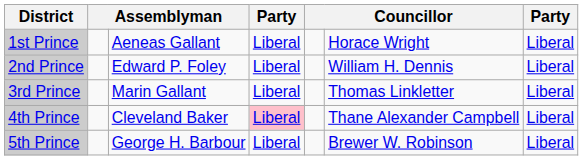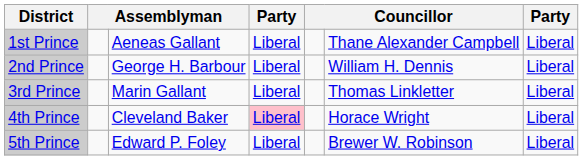(379, 42) Horace Wright -> (424, 42) Thane Alexander Campbell
(169, 67) Edward P. Foley -> (179, 67) George H. Barbour
(424, 117) Thane Alexander Campbell -> (379, 117) Horace Wright
(179, 142) George H. Barbour -> (169, 142) Edward P. Foley
